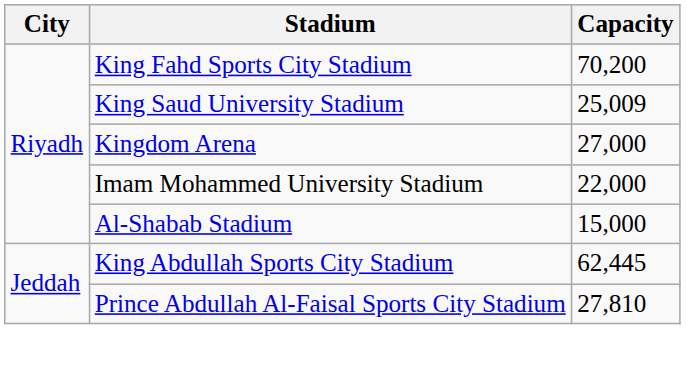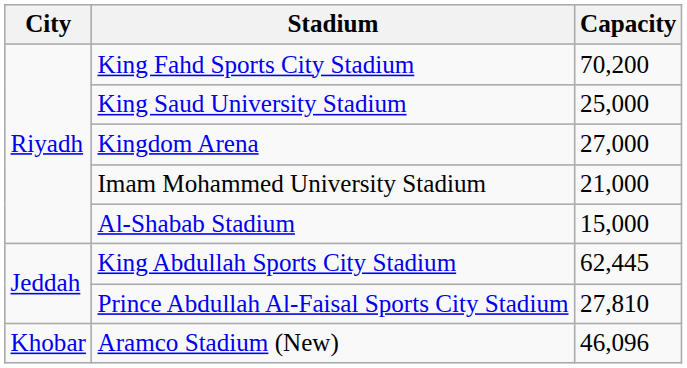(612, 104) 25,009 -> (615, 104) 25,000
(612, 183) 22,000 -> (615, 183) 21,000
+ row: (218, 343)
